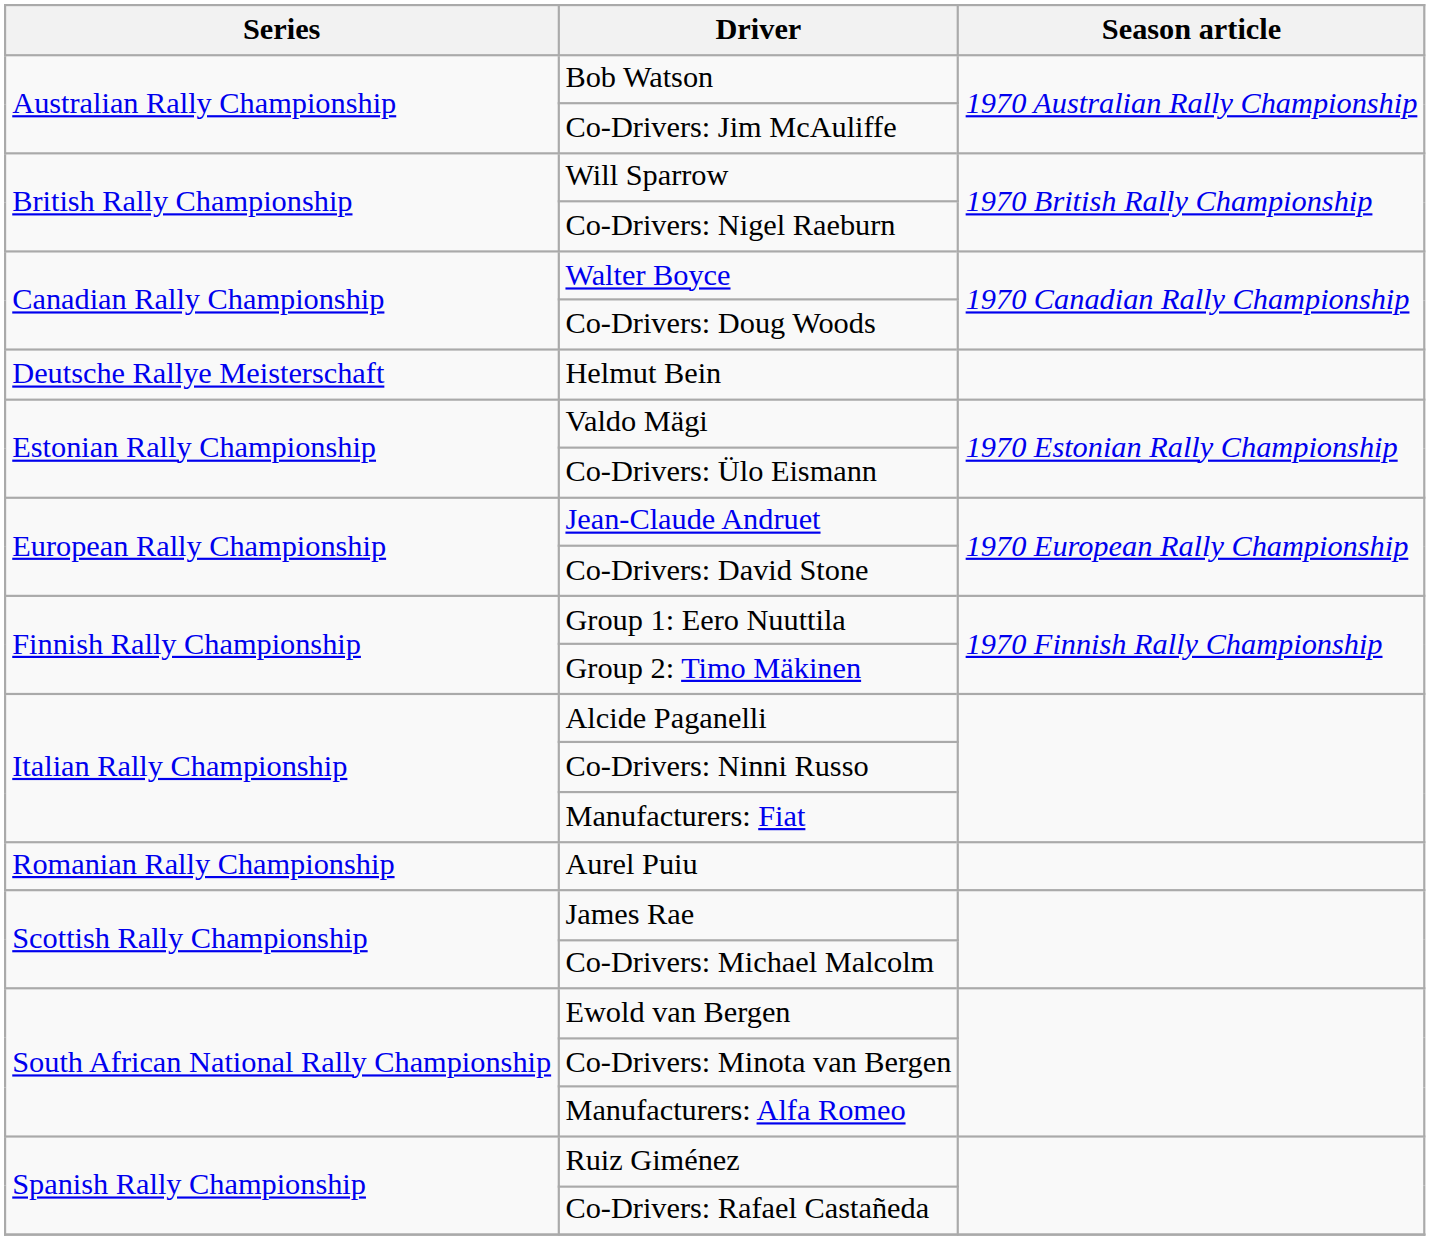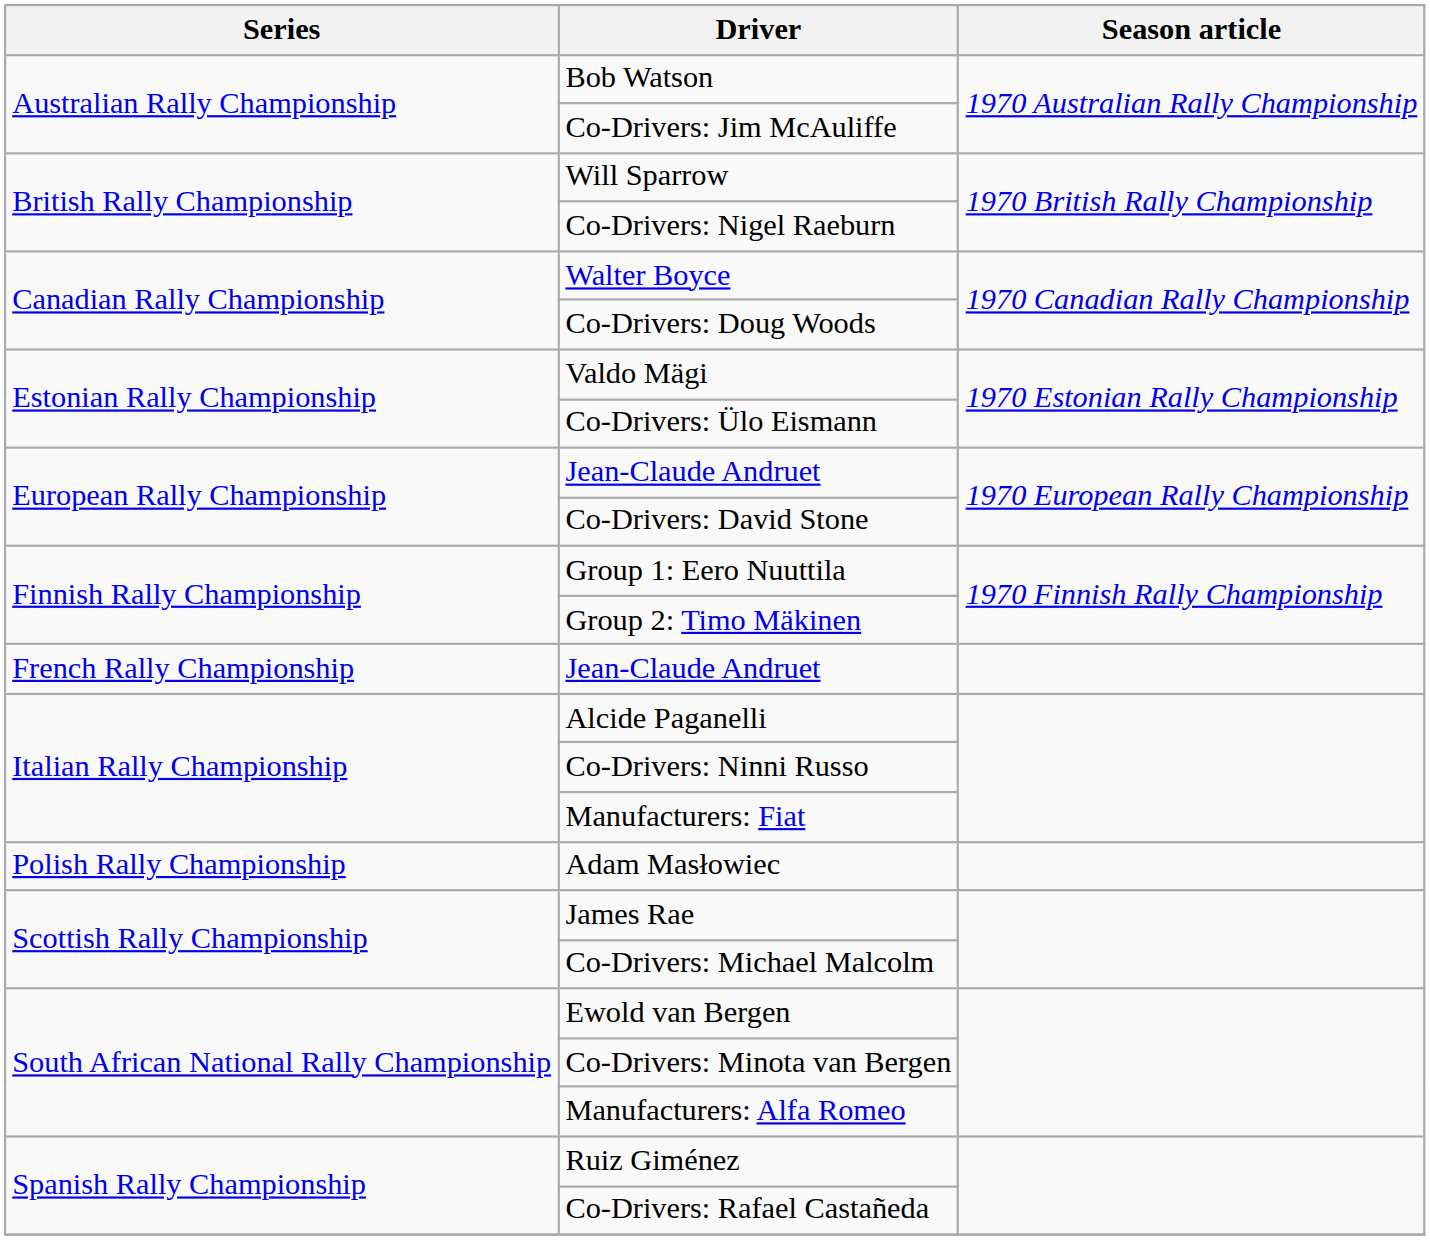- row: (198, 373)
+ row: (183, 668)
+ row: (179, 865)
- row: (203, 865)
